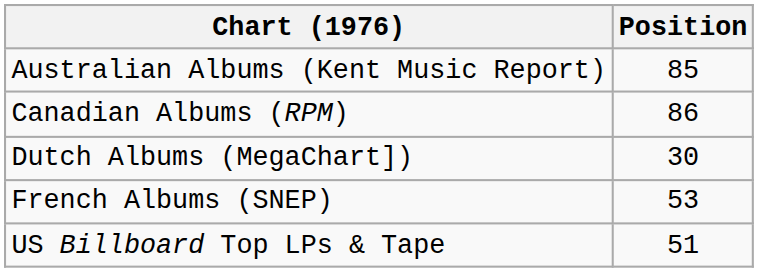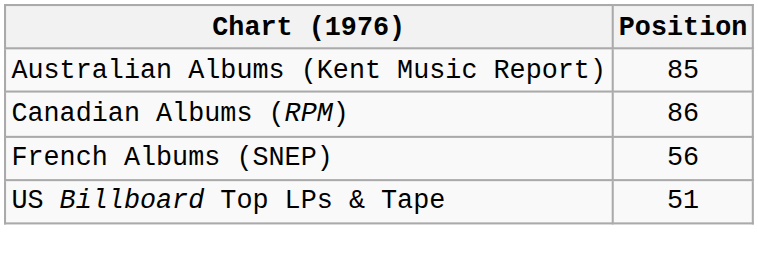- row: (212, 158)
(683, 201) 53 -> (683, 158) 56
